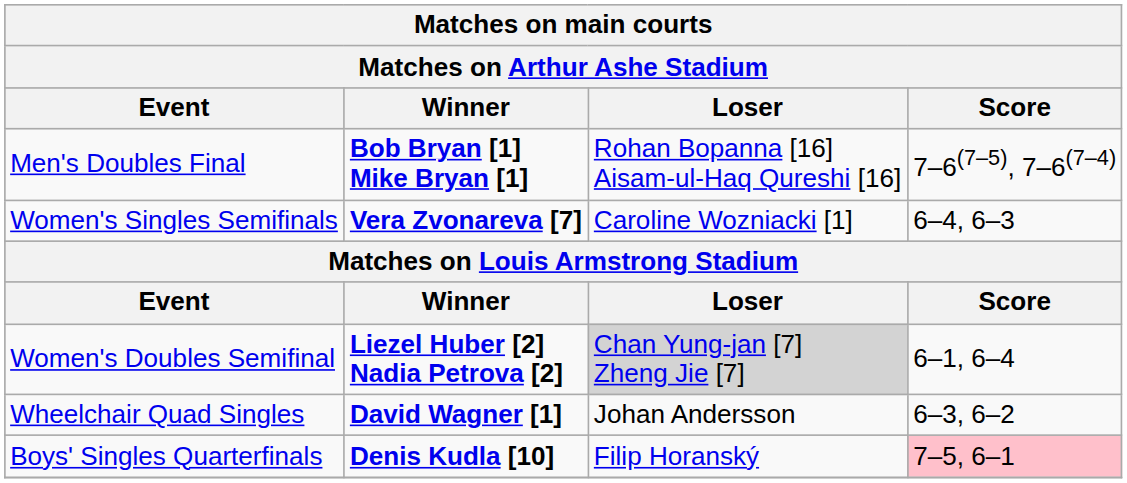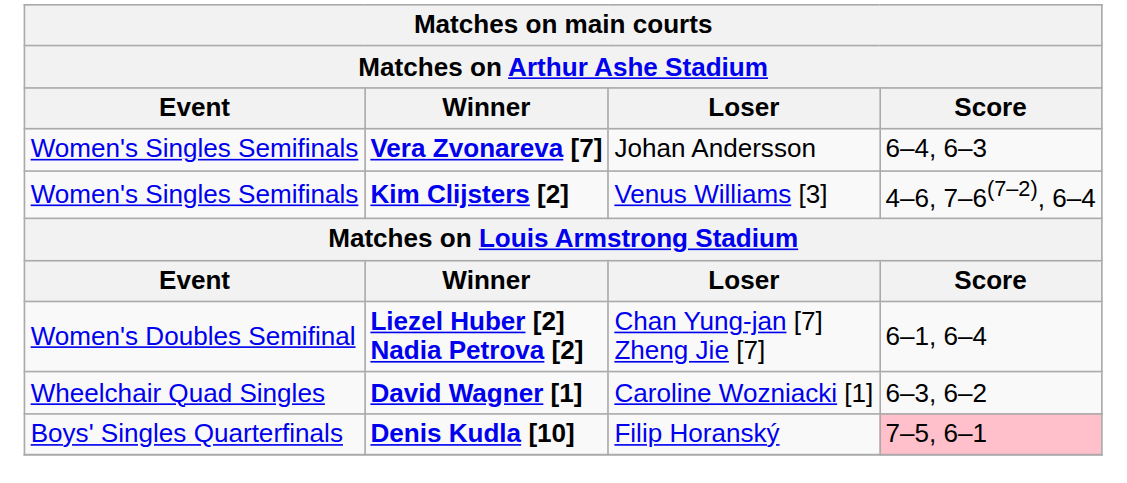- row: (439, 163)
(723, 219) Caroline Wozniacki [1] -> (715, 149) Johan Andersson
+ row: (470, 194)
(698, 358) lightgrey background -> (719, 336) no background
(695, 414) Johan Andersson -> (744, 392) Caroline Wozniacki [1]
